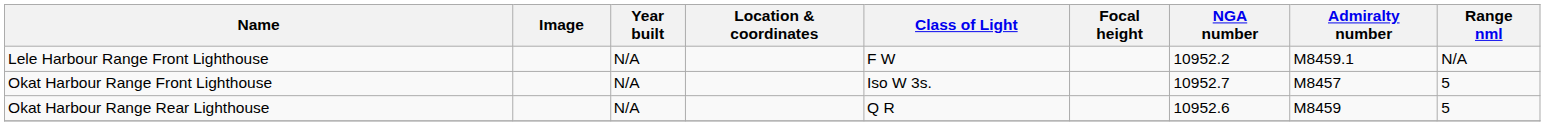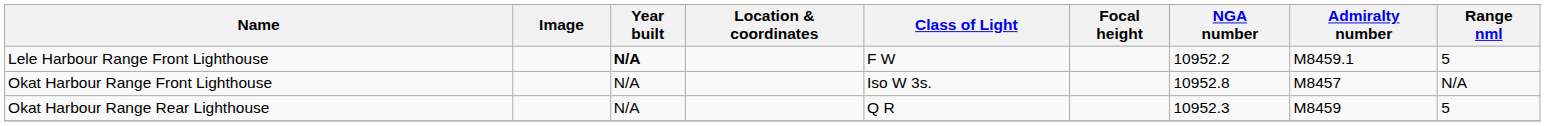(627, 58) normal -> (627, 58) bold
(1454, 58) N/A -> (1445, 58) 5
(1202, 83) 10952.7 -> (1202, 83) 10952.8
(1445, 83) 5 -> (1454, 83) N/A
(1202, 108) 10952.6 -> (1202, 108) 10952.3
